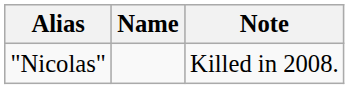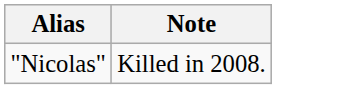- column: (148, 24)
